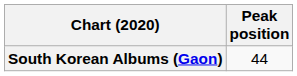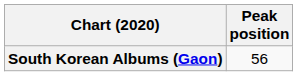(259, 58) 44 -> (259, 58) 56
